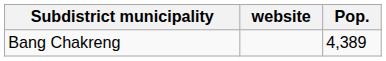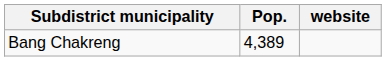columns swapped: (352, 17) <-> (281, 17)
